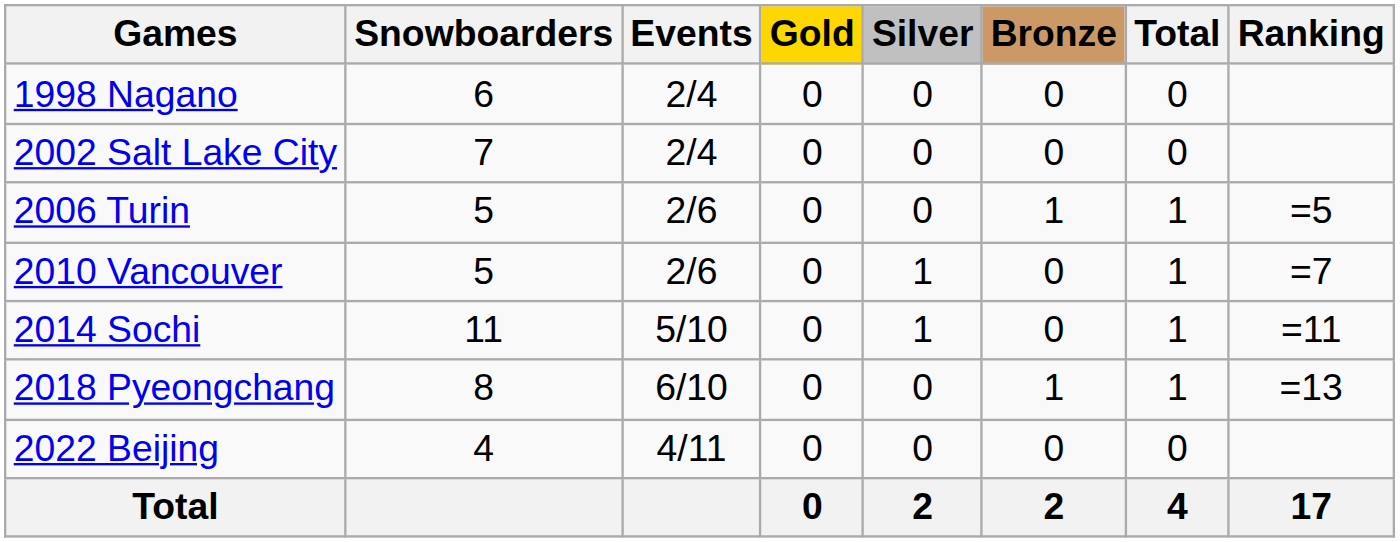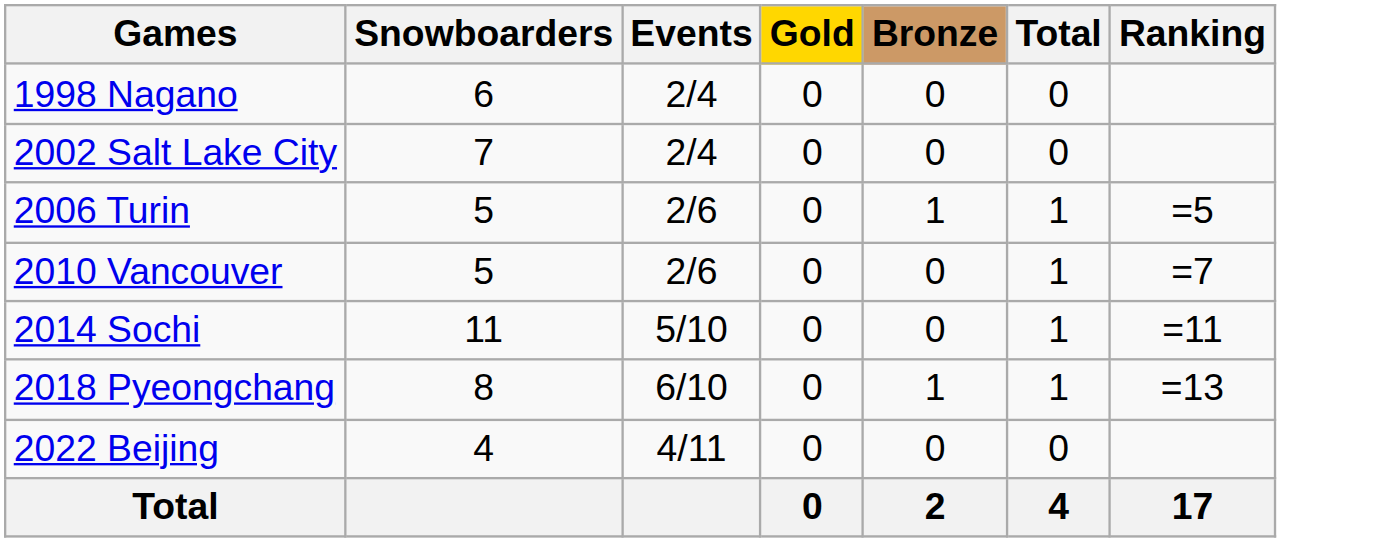- column: (923, 34)
